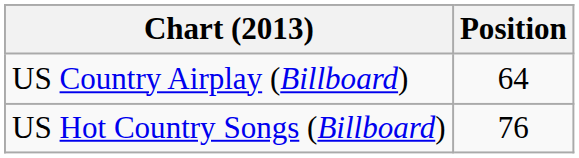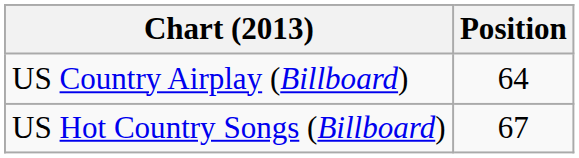(513, 127) 76 -> (513, 127) 67
